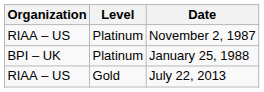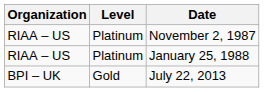(34, 55) BPI – UK -> (39, 55) RIAA – US
(39, 76) RIAA – US -> (34, 76) BPI – UK
